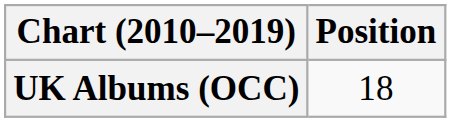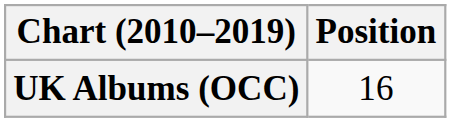(376, 87) 18 -> (376, 87) 16
